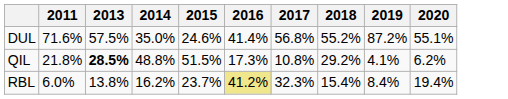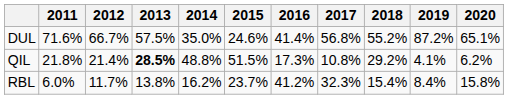+ column: (109, 15)
(434, 37) 55.1% -> (480, 37) 65.1%
(248, 82) khaki background -> (294, 82) no background
(434, 82) 19.4% -> (480, 82) 15.8%
